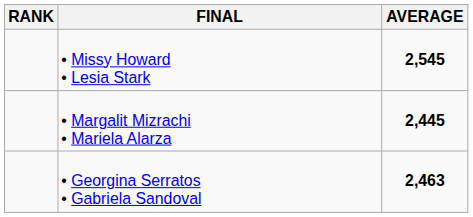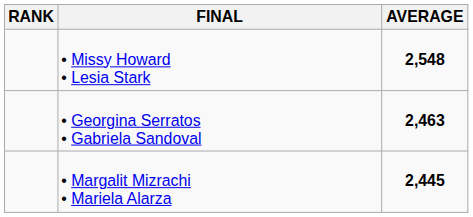(425, 60) 2,545 -> (425, 60) 2,548
rows swapped: (131, 190) <-> (126, 129)
